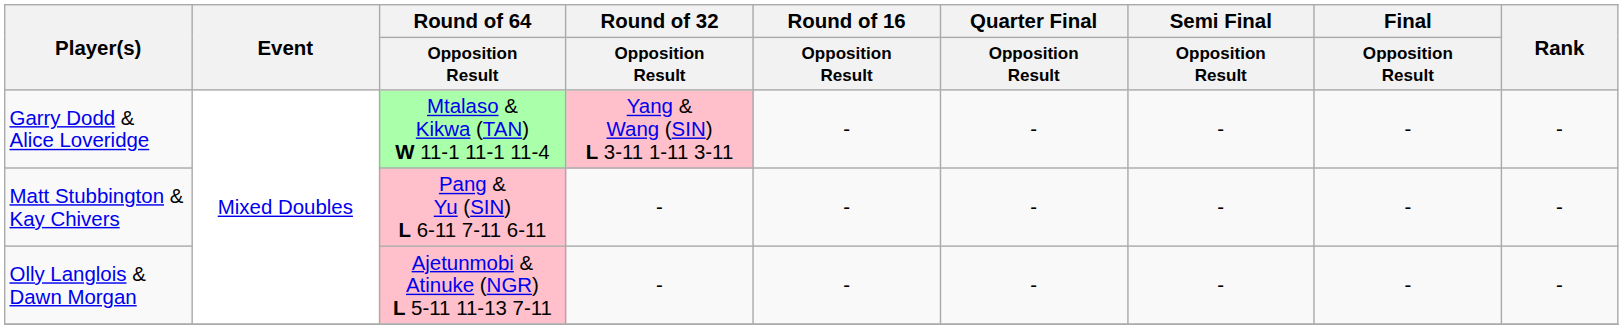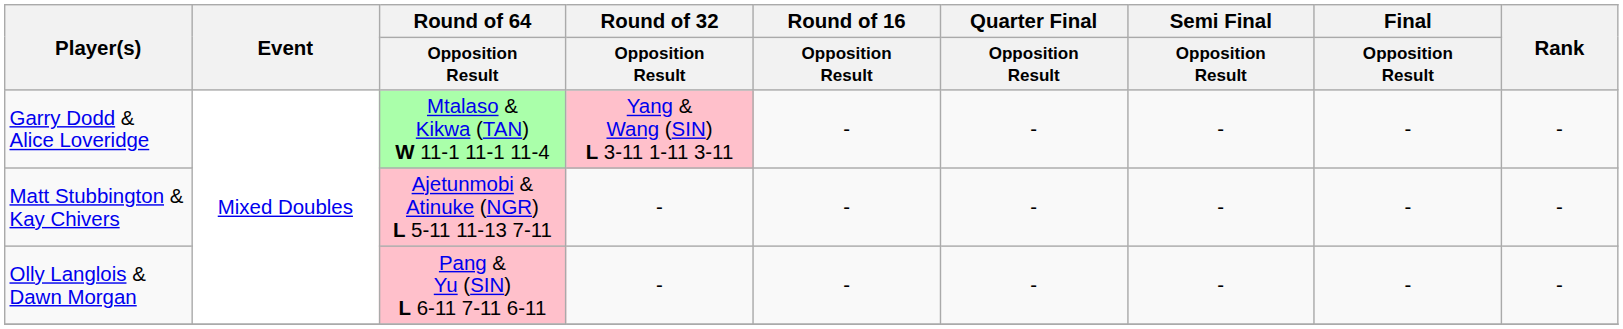(472, 207) Pang & Yu (SIN) L 6-11 7-11 6-11 -> (472, 207) Ajetunmobi & Atinuke (NGR) L 5-11 11-13 7-11
(472, 285) Ajetunmobi & Atinuke (NGR) L 5-11 11-13 7-11 -> (472, 285) Pang & Yu (SIN) L 6-11 7-11 6-11
